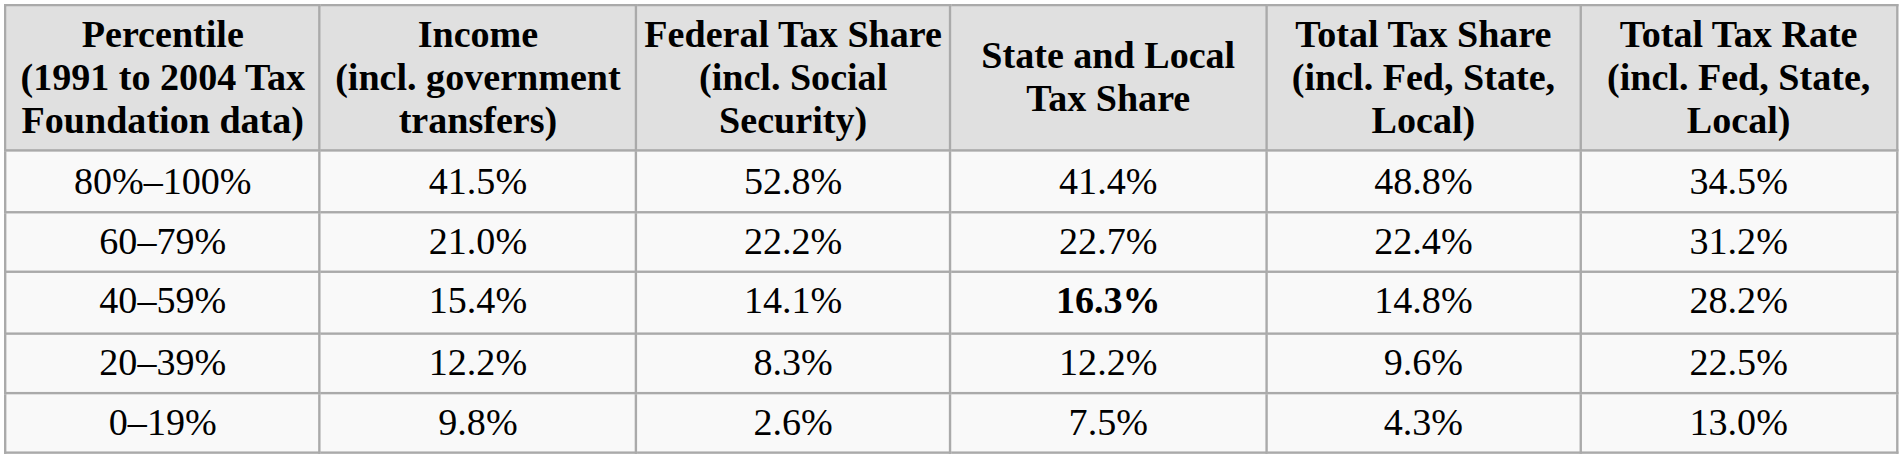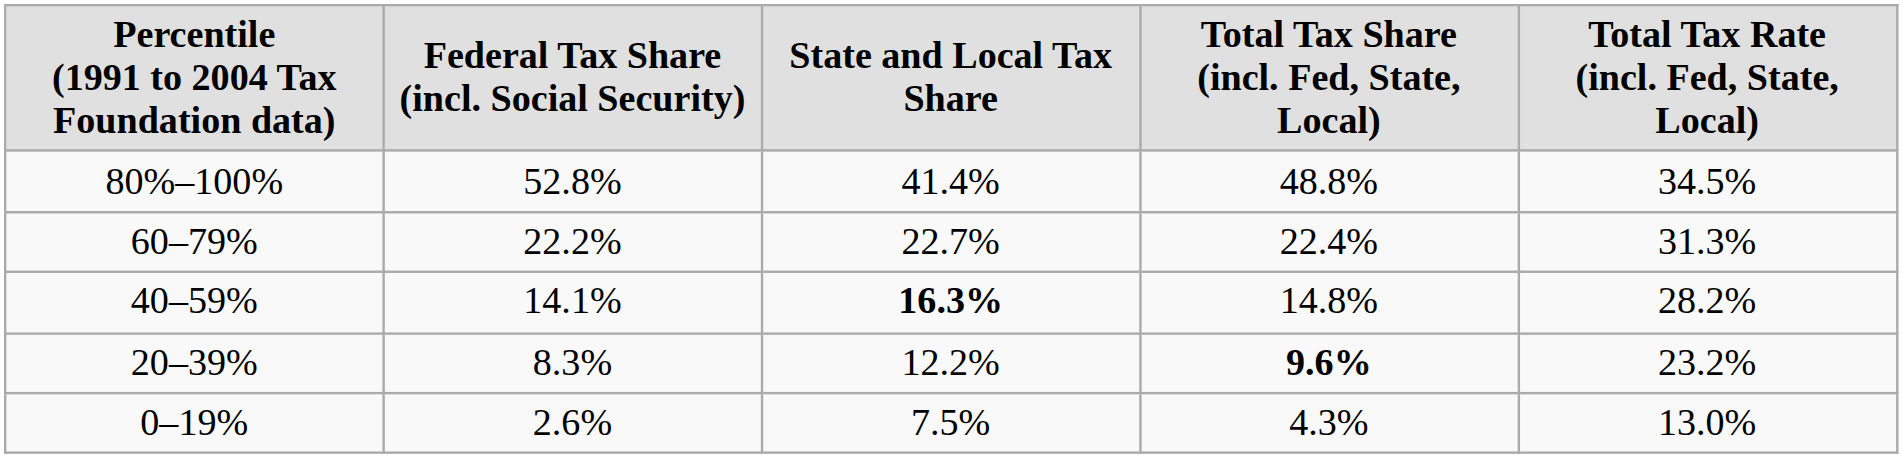- column: (478, 77)
(1739, 241) 31.2% -> (1707, 241) 31.3%
(1423, 361) normal -> (1329, 361) bold
(1739, 361) 22.5% -> (1707, 361) 23.2%
